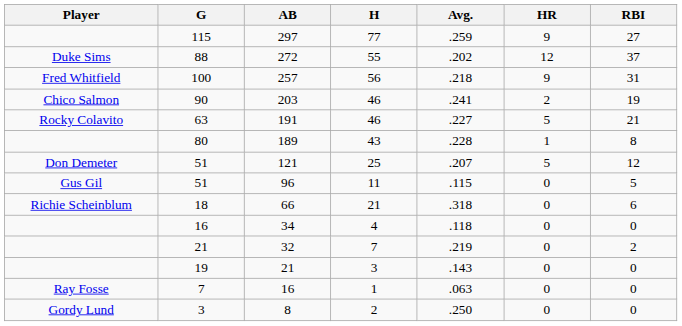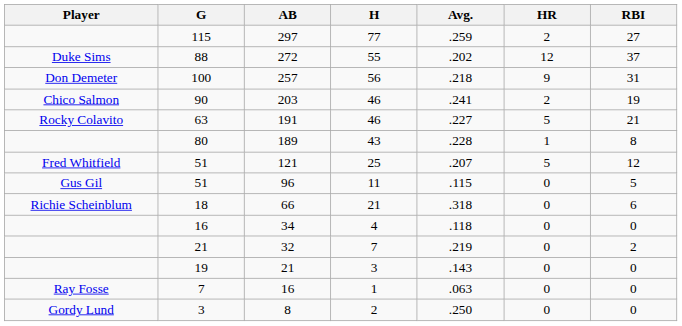(547, 36) 9 -> (547, 36) 2
(81, 78) Fred Whitfield -> (81, 78) Don Demeter
(81, 162) Don Demeter -> (81, 162) Fred Whitfield
